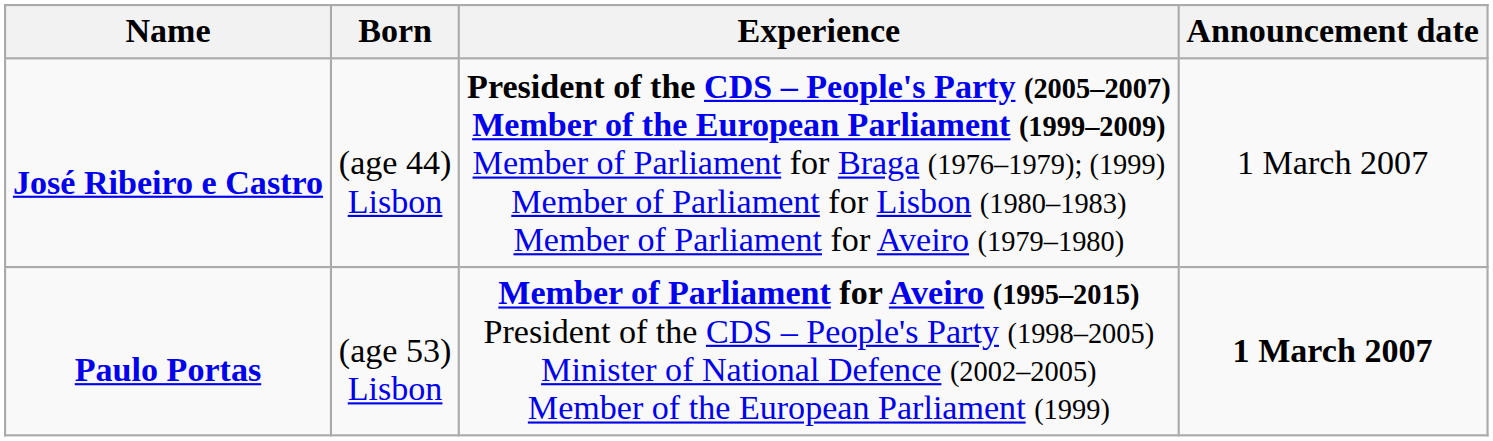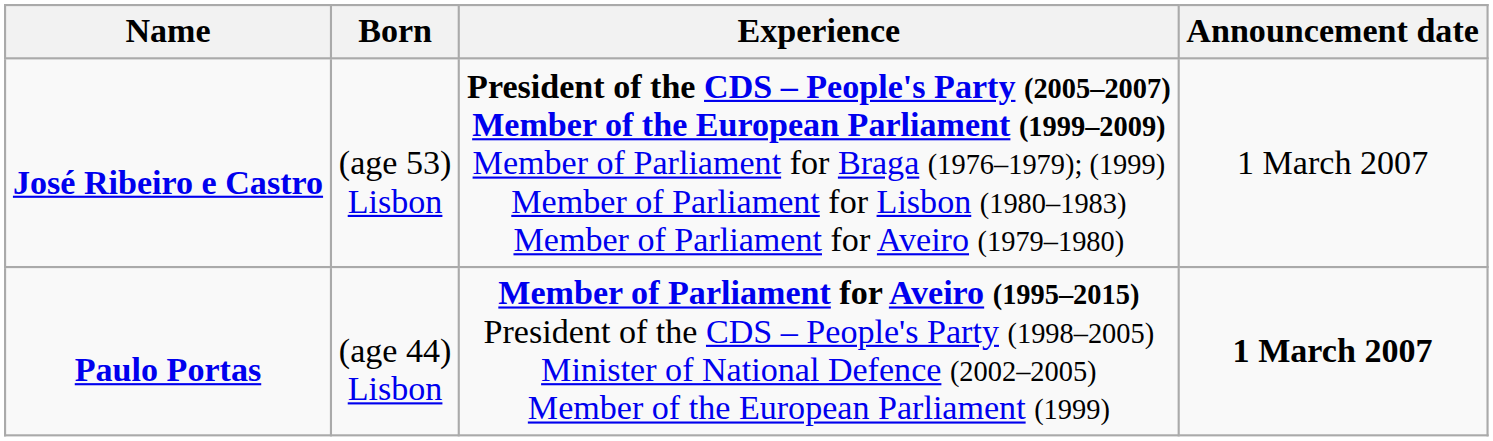(395, 181) (age 44) Lisbon -> (395, 181) (age 53) Lisbon
(395, 369) (age 53) Lisbon -> (395, 369) (age 44) Lisbon
